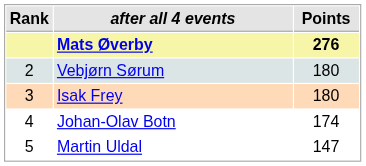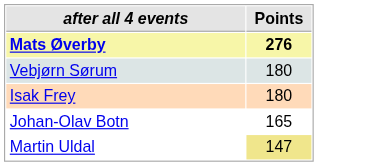- column: (29, 18)
(326, 122) 174 -> (279, 122) 165
(326, 147) no background -> (279, 147) khaki background
